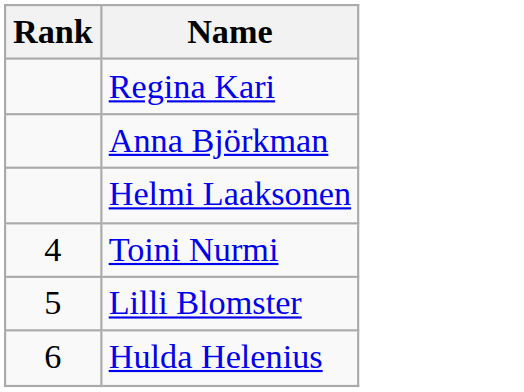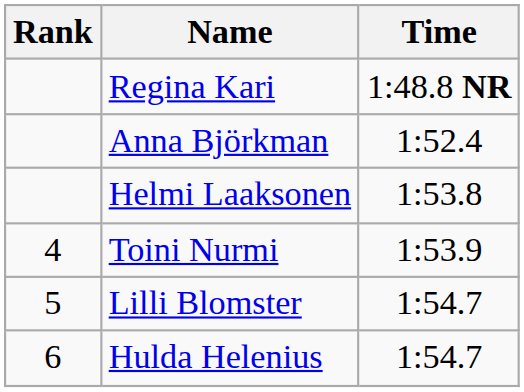+ column: (439, 31)
